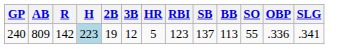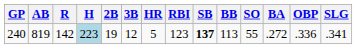+ column: (276, 14)
(41, 33) 809 -> (41, 33) 819
(205, 33) normal -> (205, 33) bold
